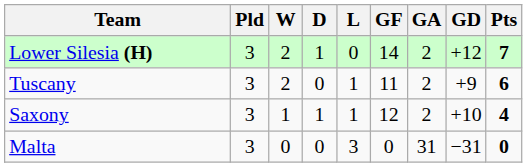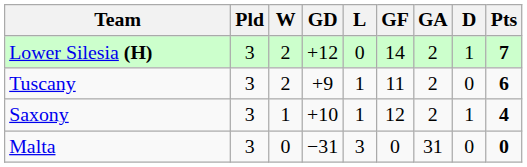columns swapped: (320, 20) <-> (466, 20)
